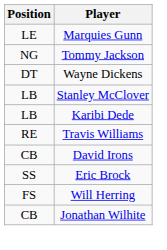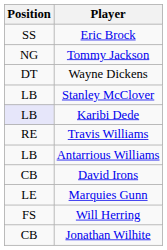rows swapped: (103, 34) <-> (103, 174)
(29, 114) no background -> (29, 114) lavender background
+ row: (108, 154)
